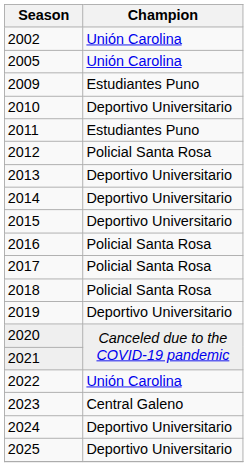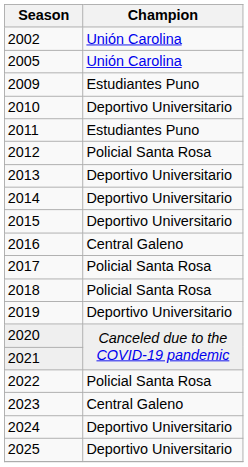(149, 244) Policial Santa Rosa -> (135, 244) Central Galeno
(134, 381) Unión Carolina -> (149, 381) Policial Santa Rosa
